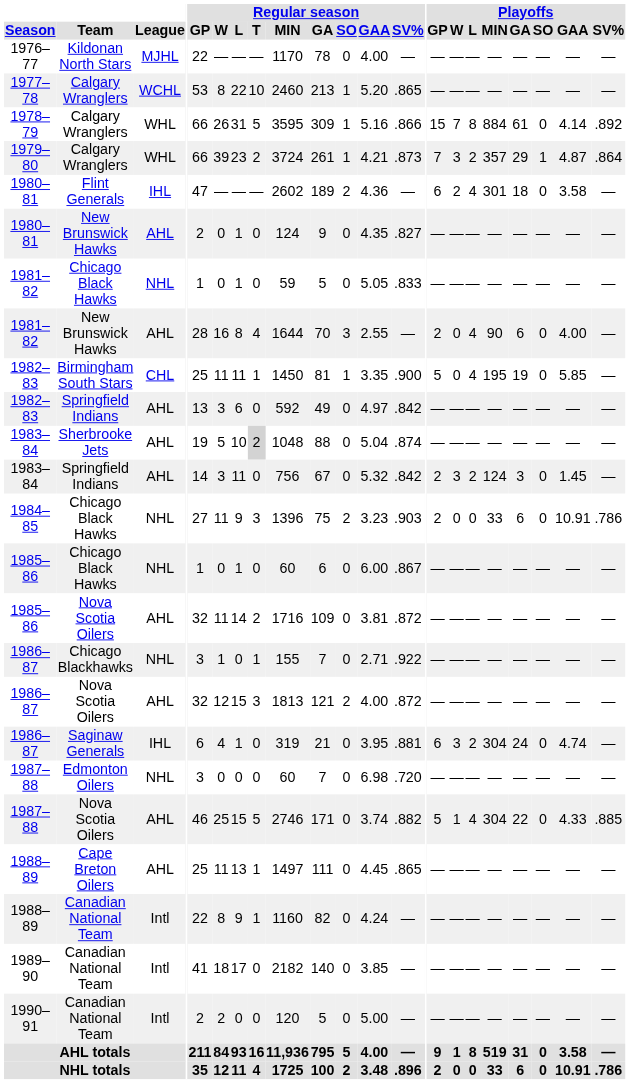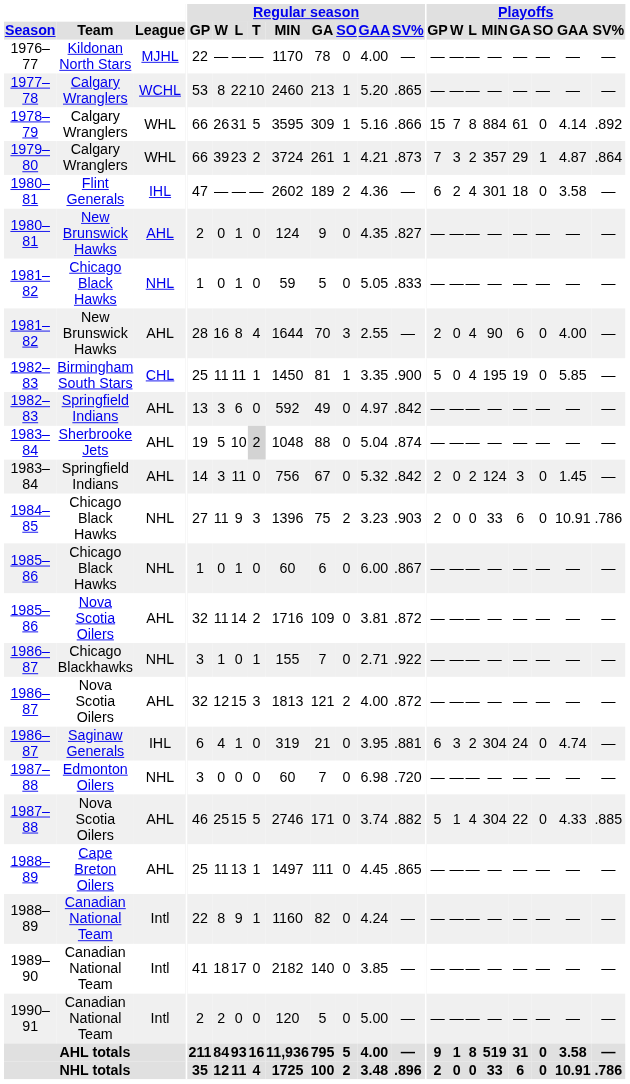(457, 476) 3 -> (457, 476) 0
